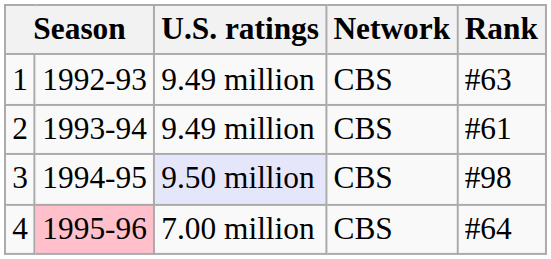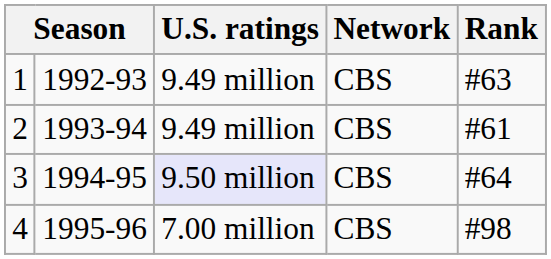(488, 178) #98 -> (488, 178) #64
(95, 228) pink background -> (95, 228) no background
(488, 228) #64 -> (488, 228) #98
